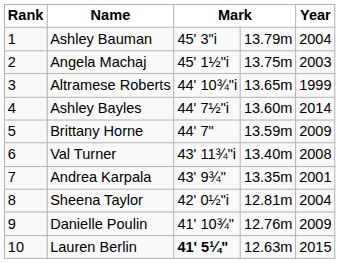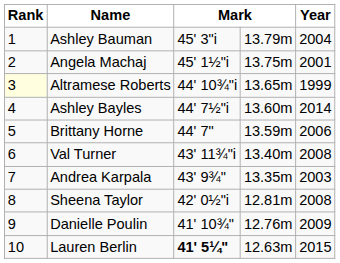(315, 62) 2003 -> (315, 62) 2001
(12, 85) no background -> (12, 85) lightyellow background
(315, 131) 2009 -> (315, 131) 2006
(315, 177) 2001 -> (315, 177) 2003
(315, 200) 2004 -> (315, 200) 2008
